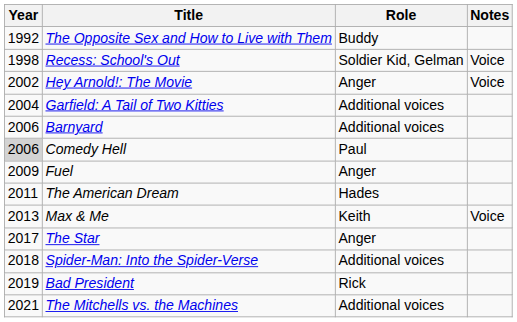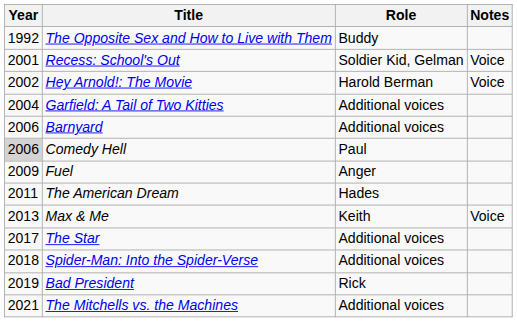(23, 60) 1998 -> (23, 60) 2001
(357, 82) Anger -> (386, 82) Harold Berman
(357, 238) Anger -> (391, 238) Additional voices
